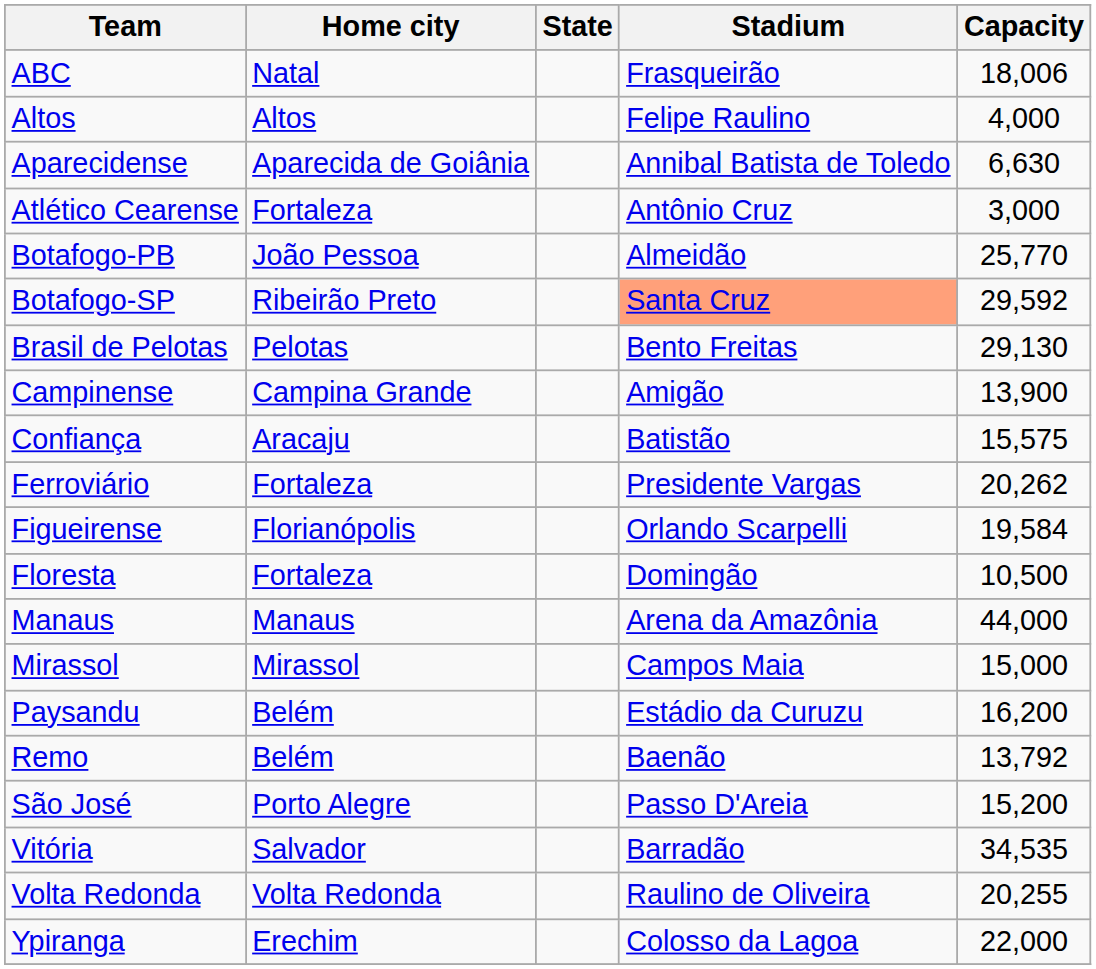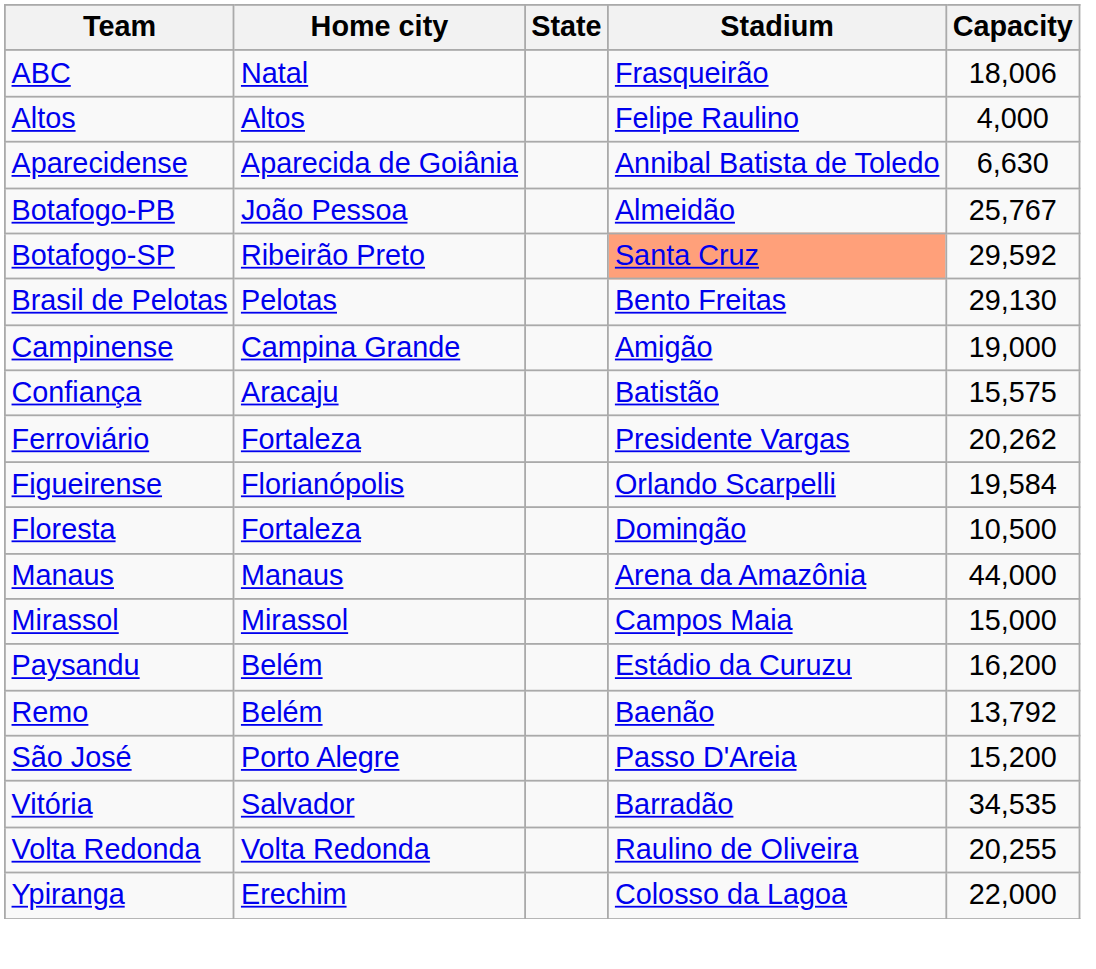- row: (125, 210)
(1024, 255) 25,770 -> (1013, 210) 25,767
(1024, 392) 13,900 -> (1013, 347) 19,000
